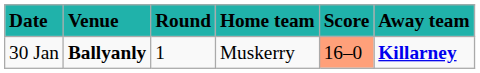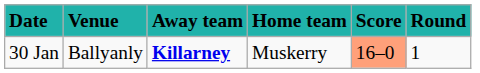columns swapped: (183, 20) <-> (424, 20)
(107, 51) bold -> (105, 51) normal
